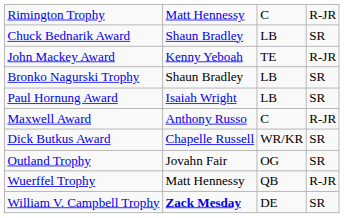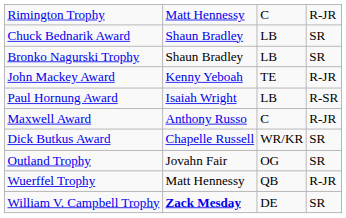rows swapped: (61, 56) <-> (73, 77)
(317, 98) SR -> (324, 98) R-SR
